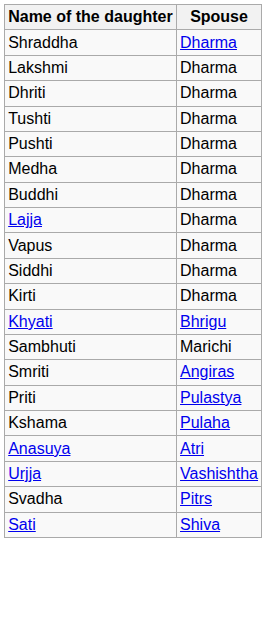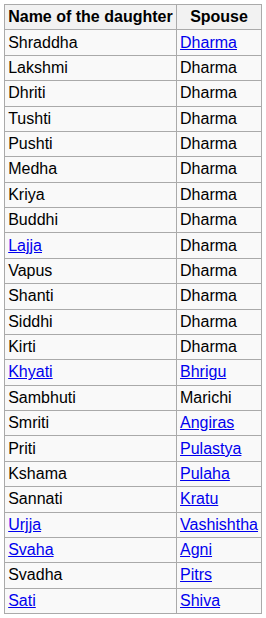+ row: (26, 194)
+ row: (31, 296)
+ row: (35, 499)
- row: (39, 448)
+ row: (31, 550)
